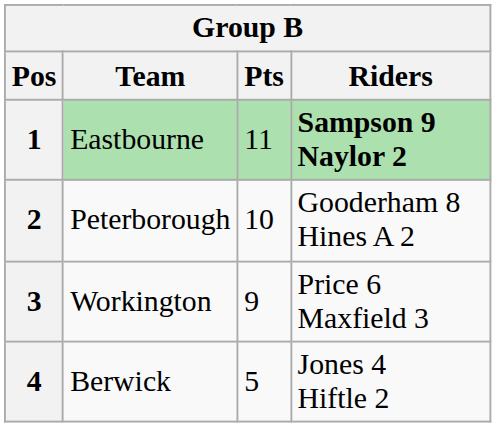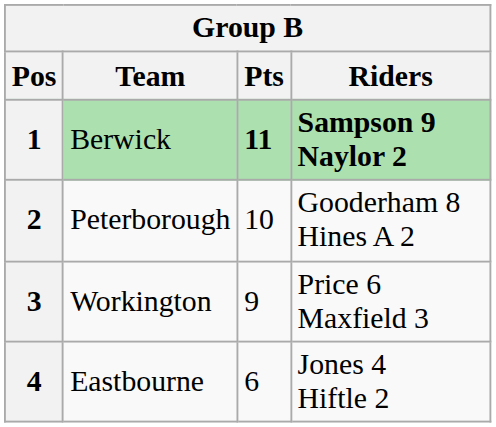(137, 139) Eastbourne -> (121, 139) Berwick
(259, 139) normal -> (258, 139) bold
(121, 381) Berwick -> (137, 381) Eastbourne
(252, 381) 5 -> (252, 381) 6
